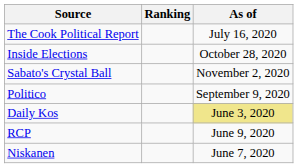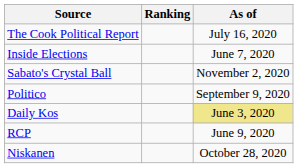(243, 53) October 28, 2020 -> (243, 53) June 7, 2020
(243, 152) June 7, 2020 -> (243, 152) October 28, 2020
